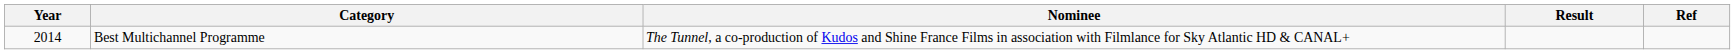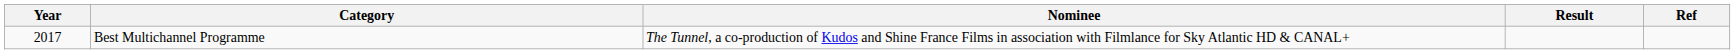(48, 37) 2014 -> (48, 37) 2017
